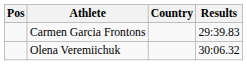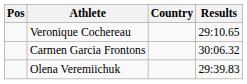+ row: (80, 32)
(219, 32) 29:39.83 -> (219, 50) 30:06.32
(219, 50) 30:06.32 -> (219, 69) 29:39.83
